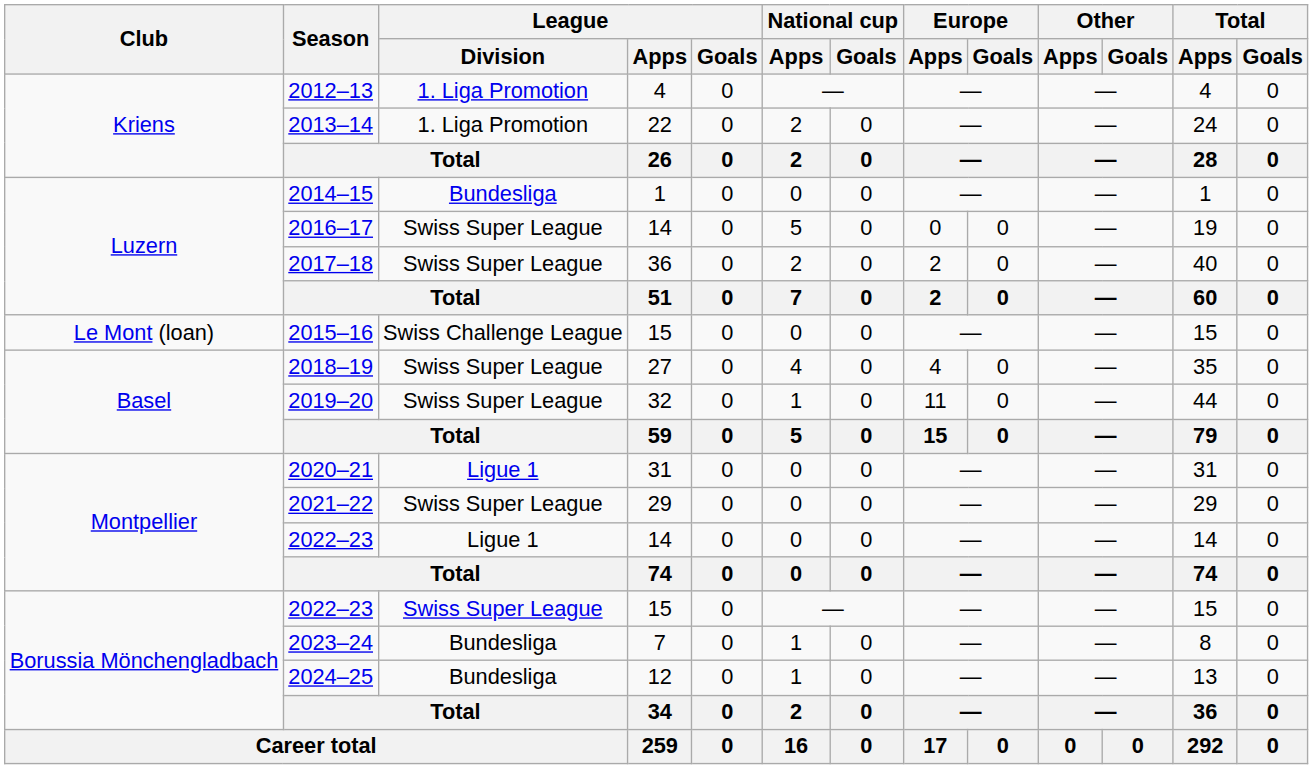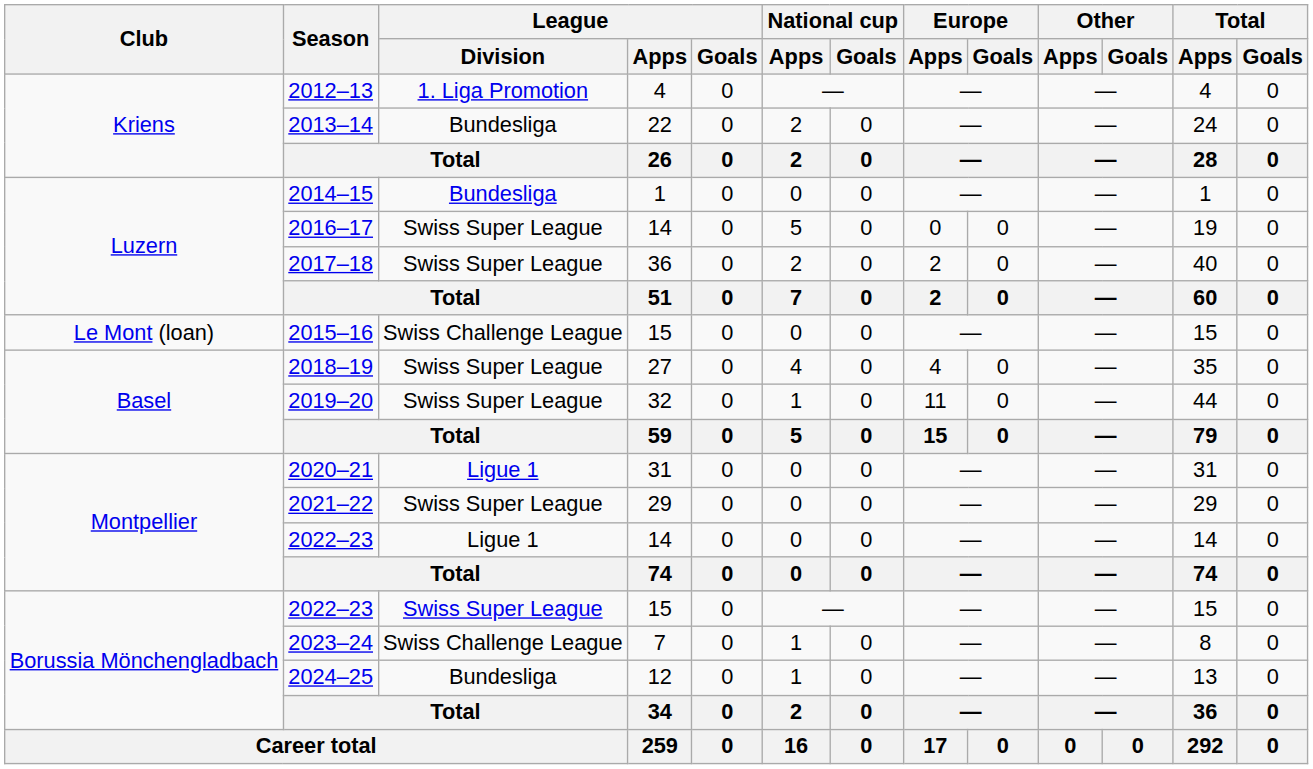(503, 125) 1. Liga Promotion -> (503, 125) Bundesliga
(503, 642) Bundesliga -> (503, 642) Swiss Challenge League
